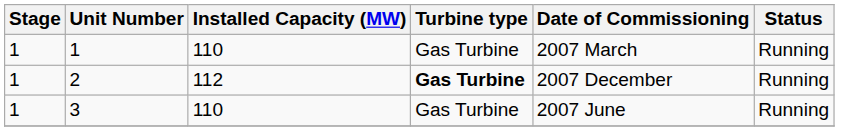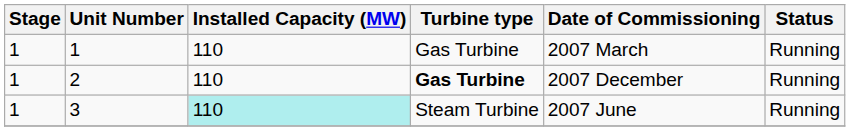(208, 79) 112 -> (208, 79) 110
(208, 110) no background -> (208, 110) paleturquoise background
(467, 110) Gas Turbine -> (477, 110) Steam Turbine
